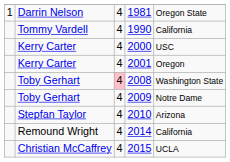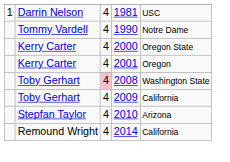(181, 13) Oregon State -> (151, 13) USC
(174, 30) California -> (165, 30) Notre Dame
(165, 47) USC -> (168, 47) Oregon State
(179, 98) Notre Dame -> (160, 98) California
- row: (139, 149)
